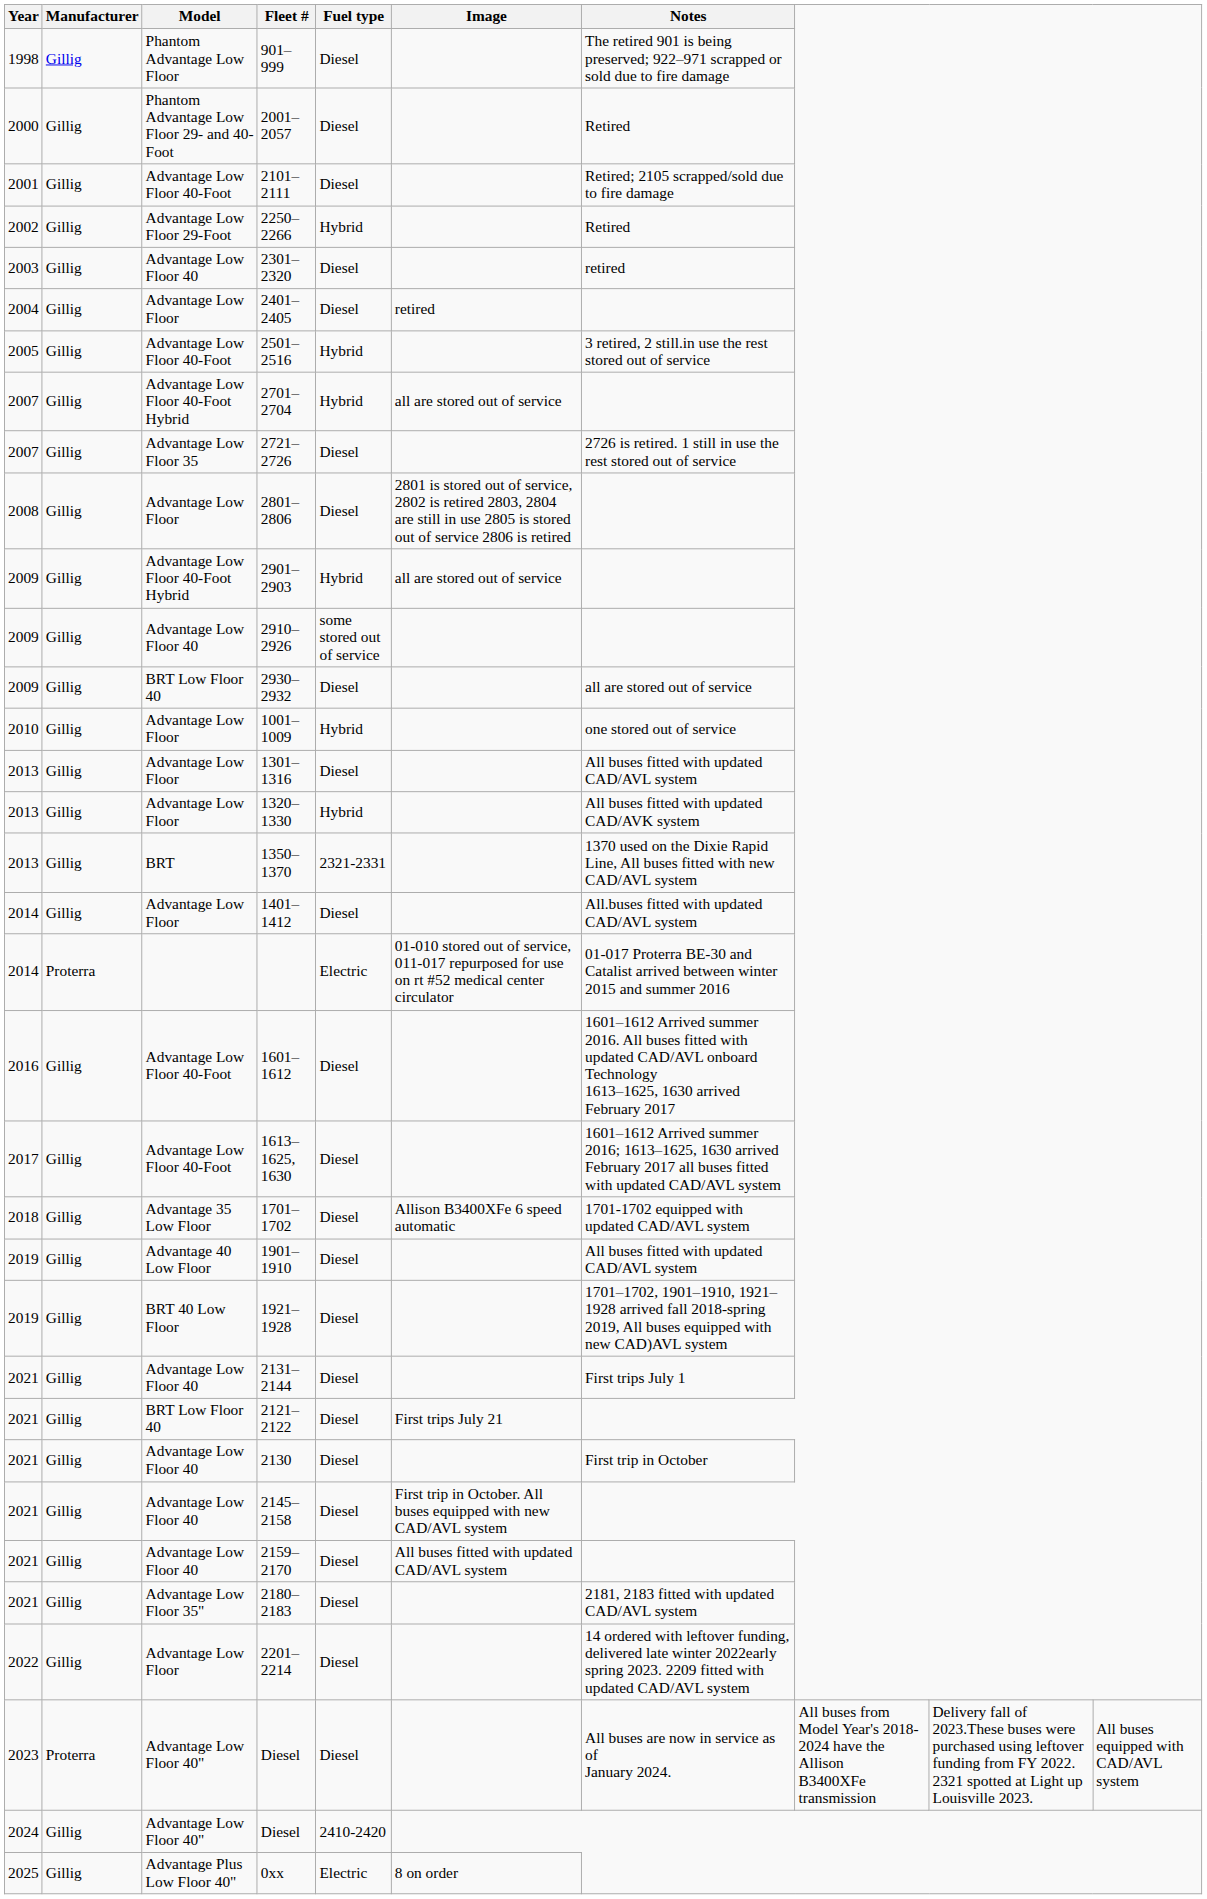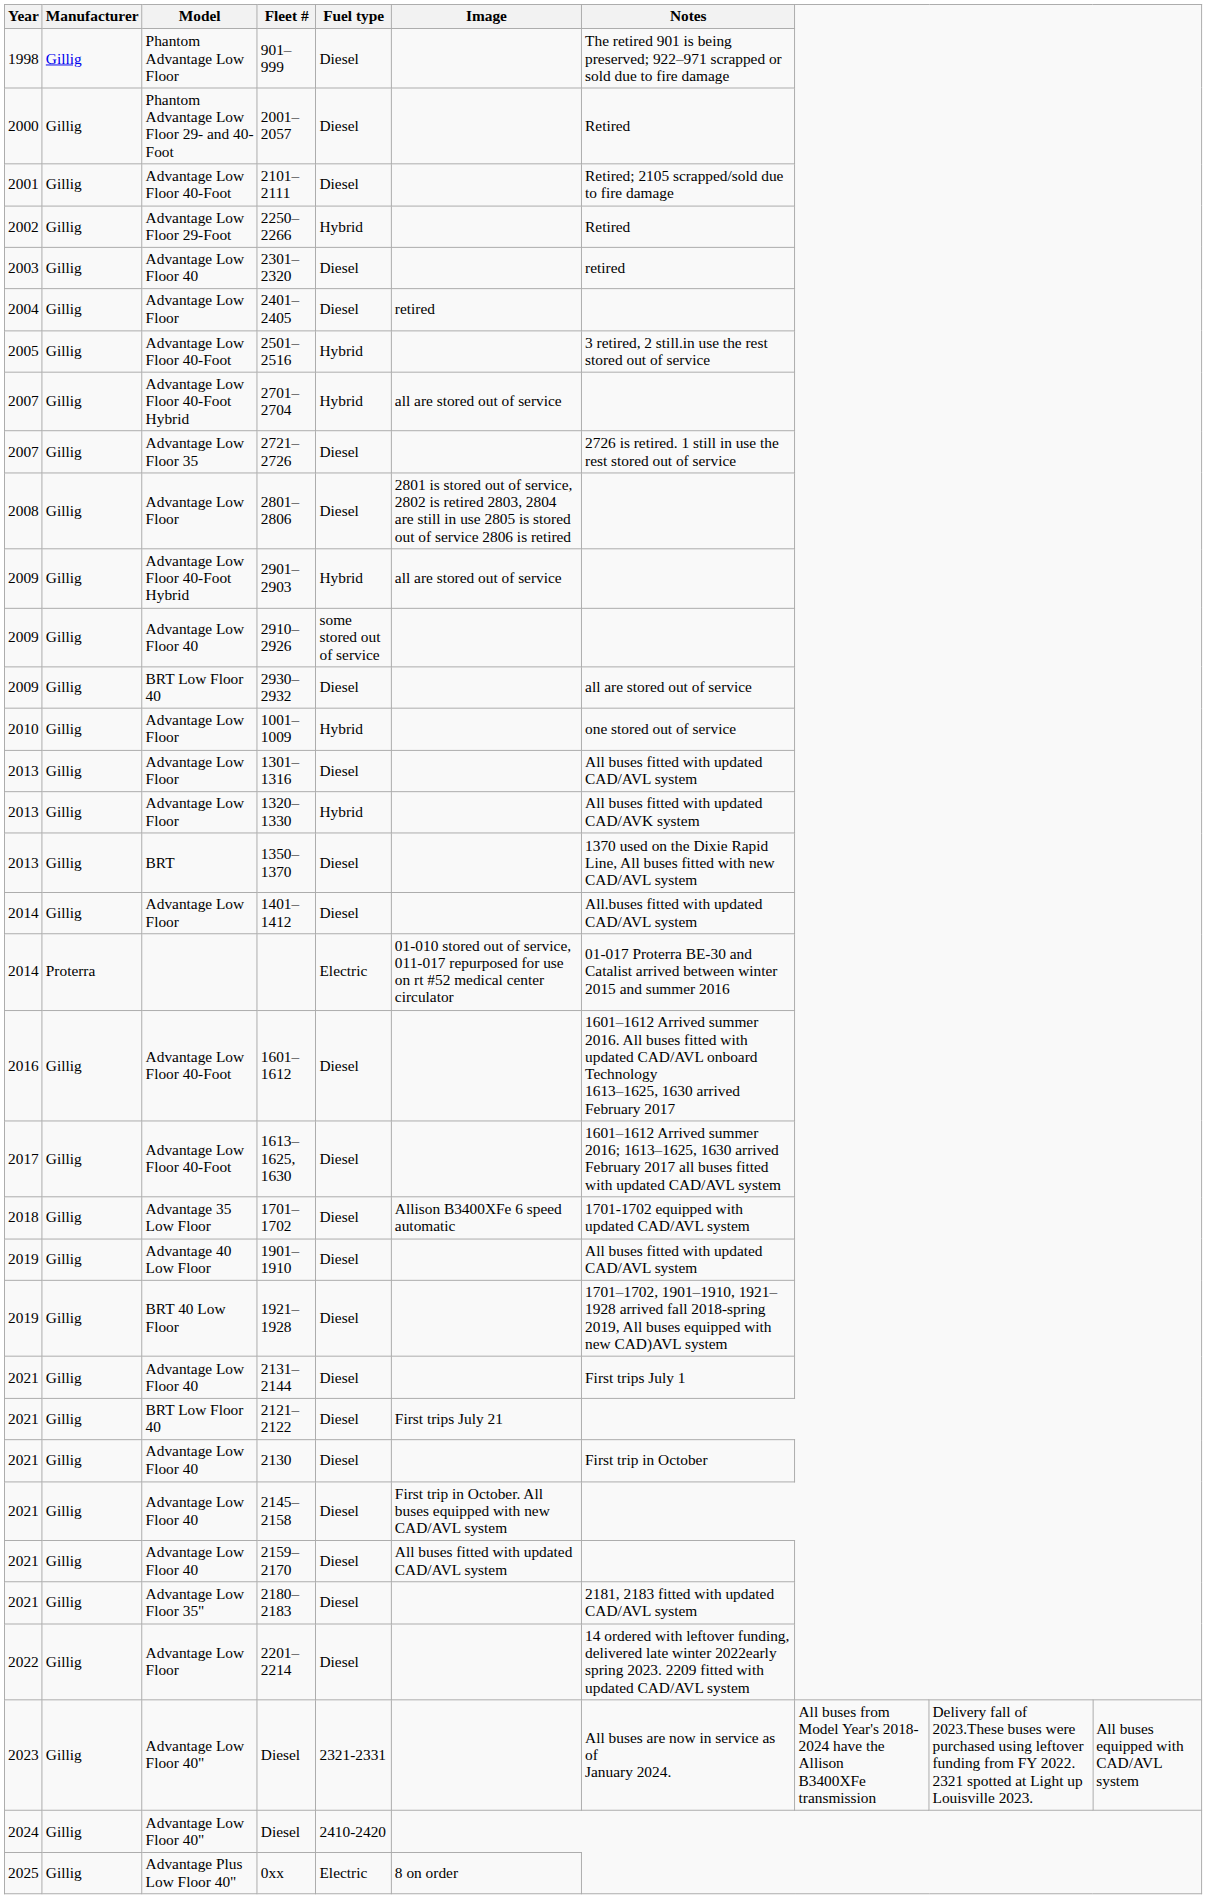(353, 862) 2321-2331 -> (339, 862) Diesel
(71, 1755) Proterra -> (64, 1755) Gillig
(339, 1755) Diesel -> (353, 1755) 2321-2331
